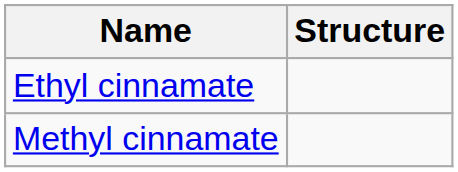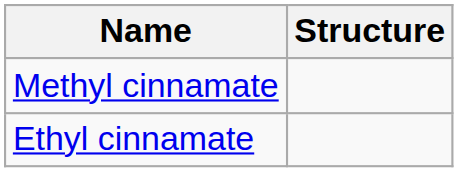rows swapped: (146, 138) <-> (134, 85)
